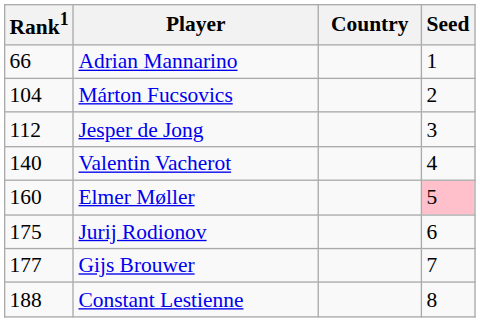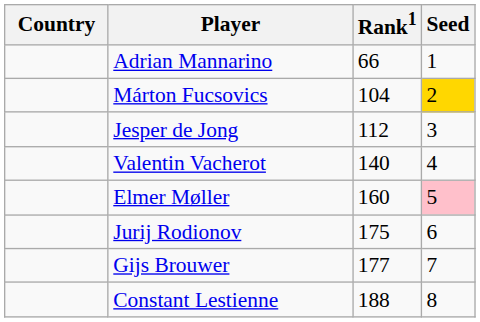columns swapped: (370, 24) <-> (39, 24)
(432, 95) no background -> (432, 95) gold background
